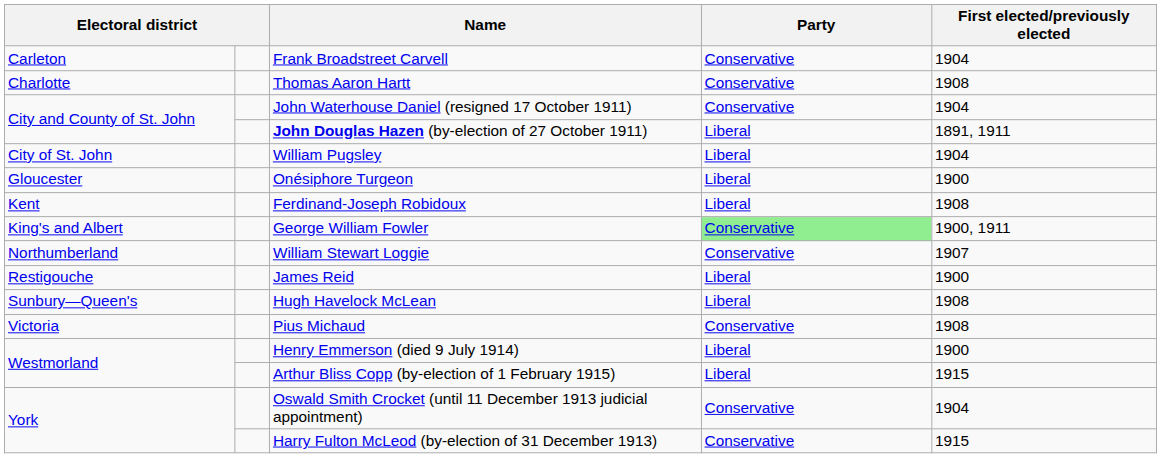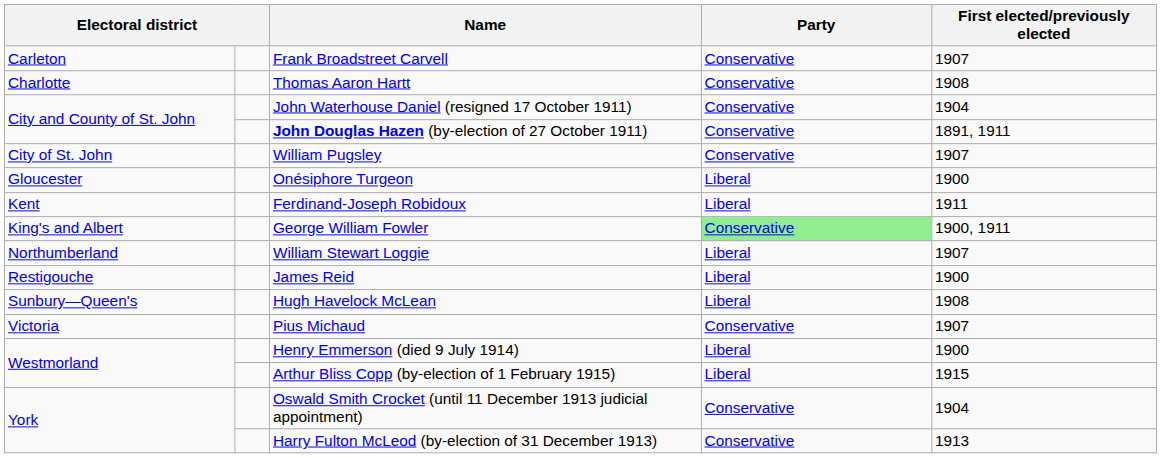(952, 58) 1904 -> (952, 58) 1907
(728, 131) Liberal -> (749, 131) Conservative
(728, 155) Liberal -> (749, 155) Conservative
(952, 155) 1904 -> (952, 155) 1907
(952, 204) 1908 -> (951, 204) 1911
(749, 253) Conservative -> (728, 253) Liberal
(952, 326) 1908 -> (952, 326) 1907
(952, 440) 1915 -> (952, 440) 1913
